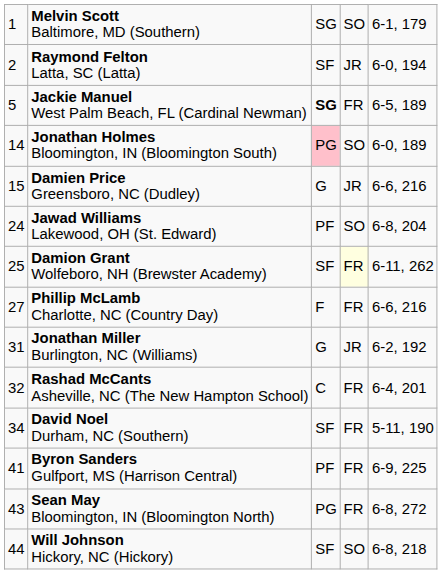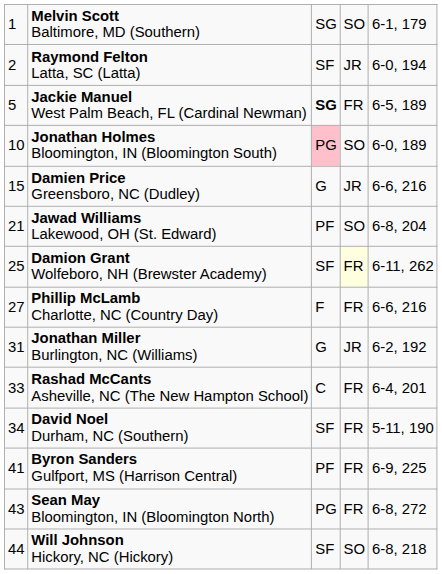(16, 145) 14 -> (16, 145) 10
(16, 226) 24 -> (16, 226) 21
(16, 387) 32 -> (16, 387) 33
